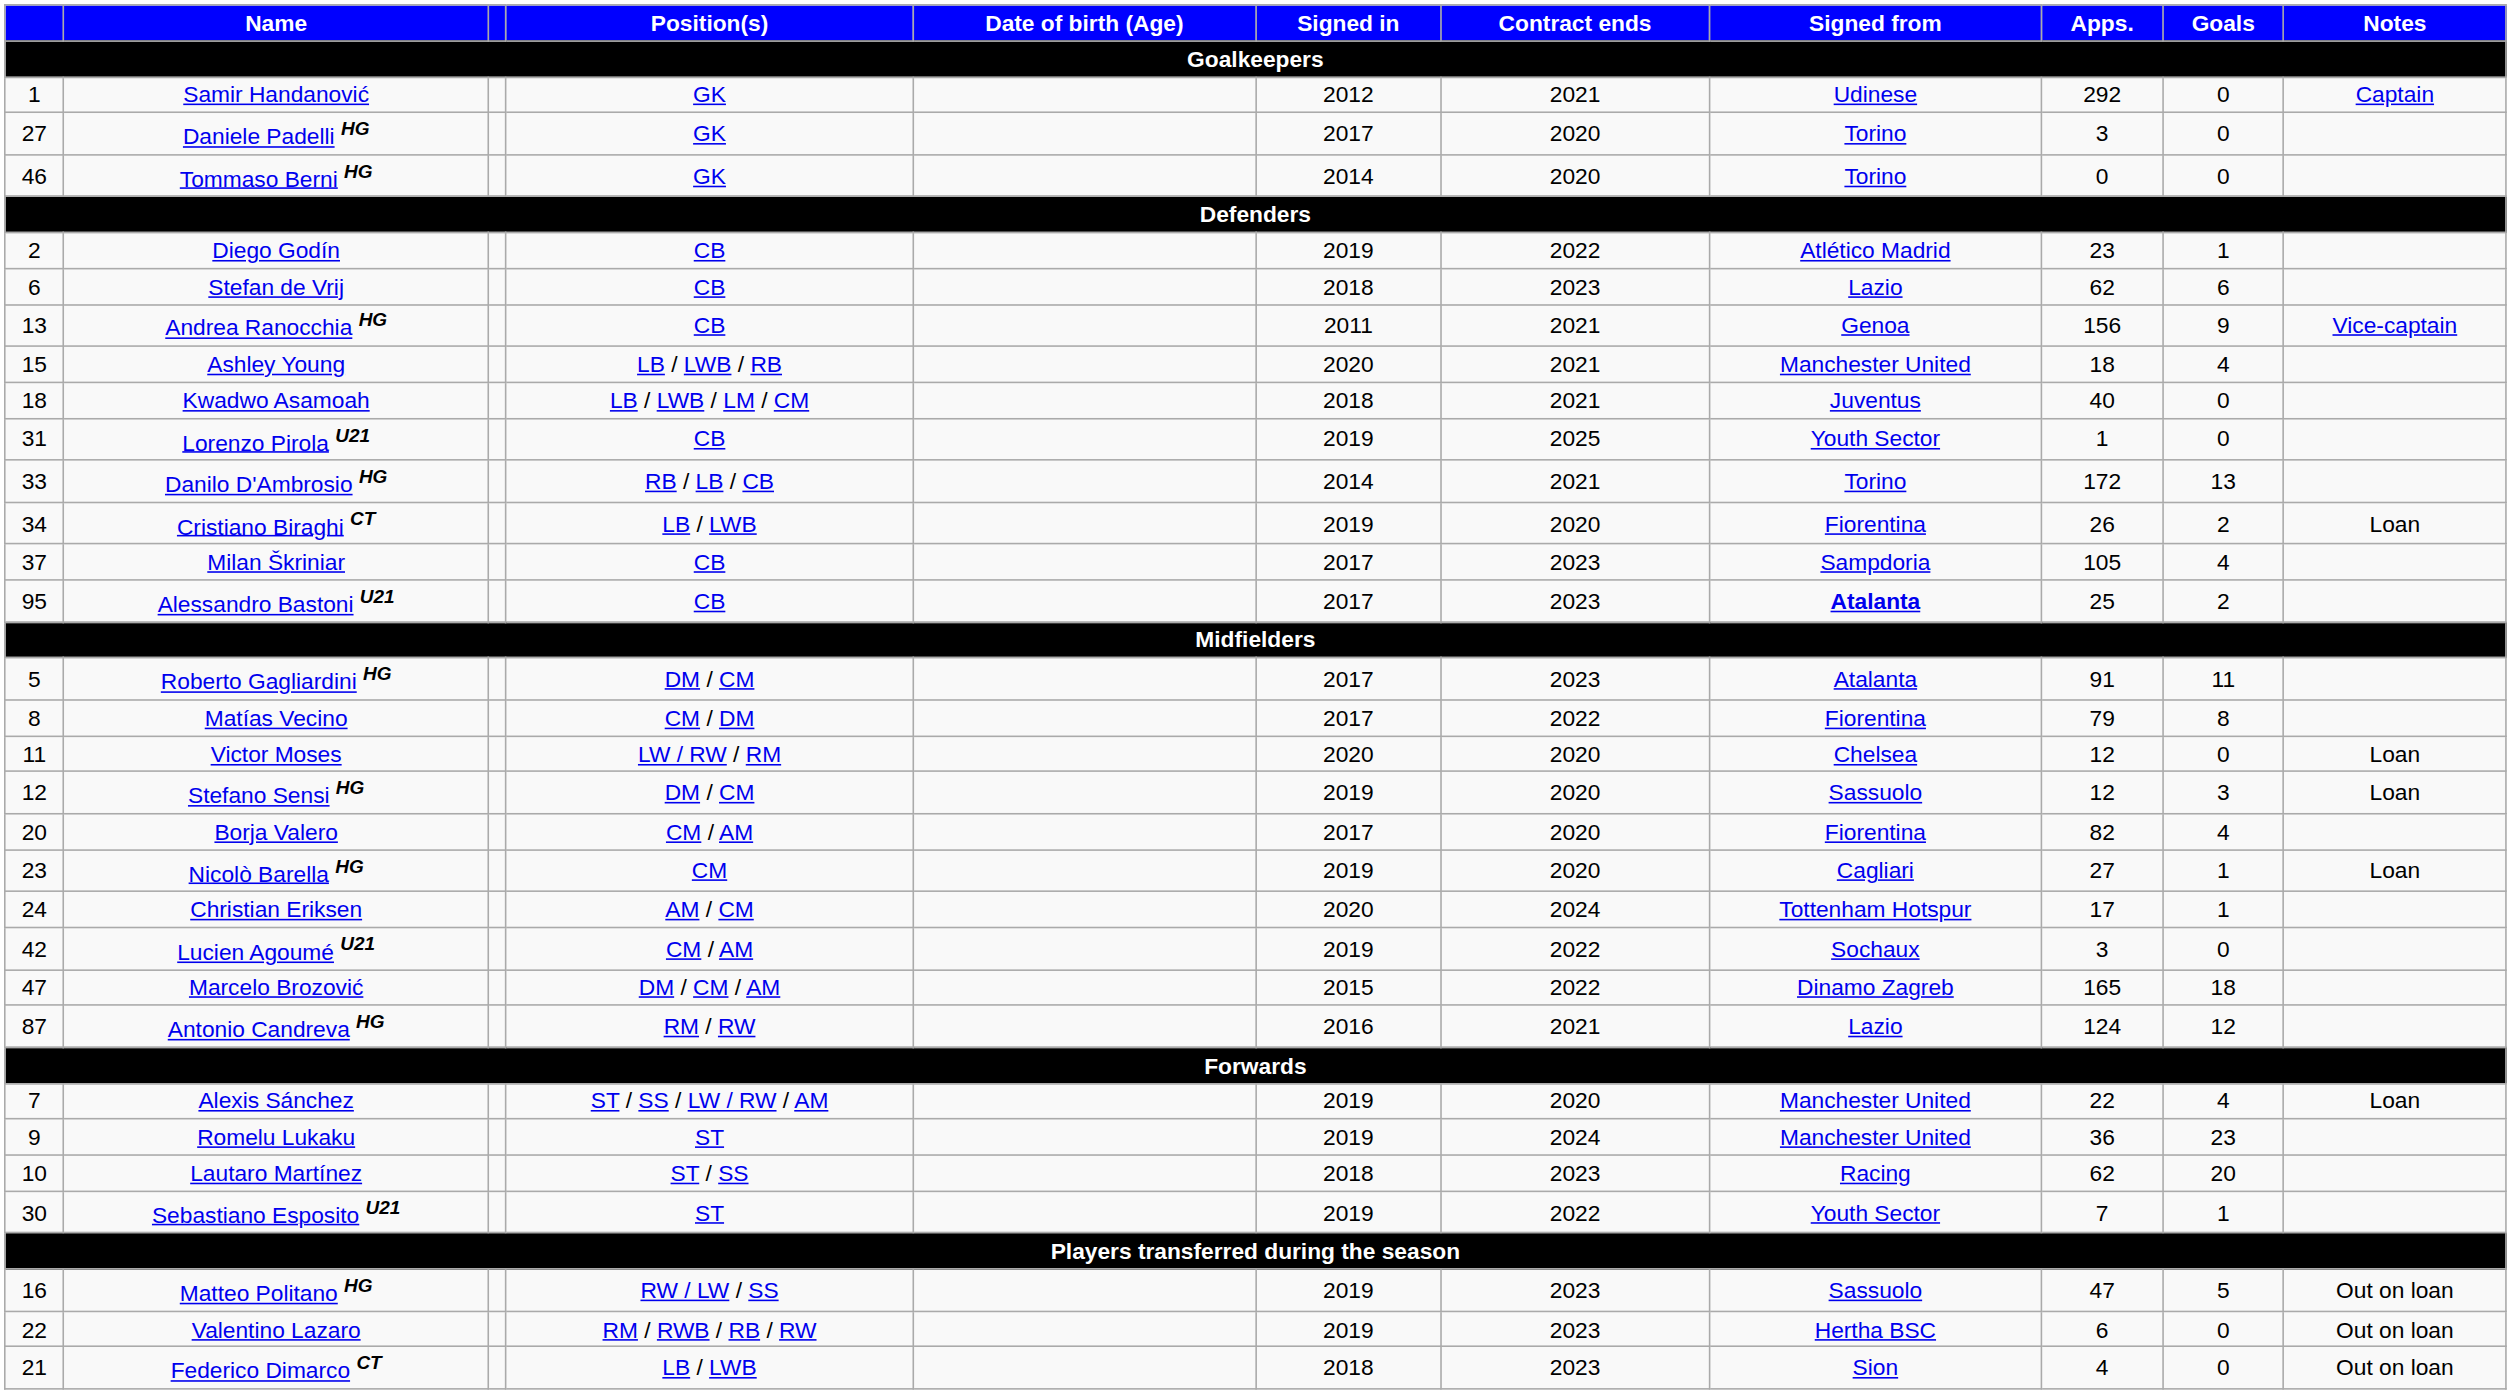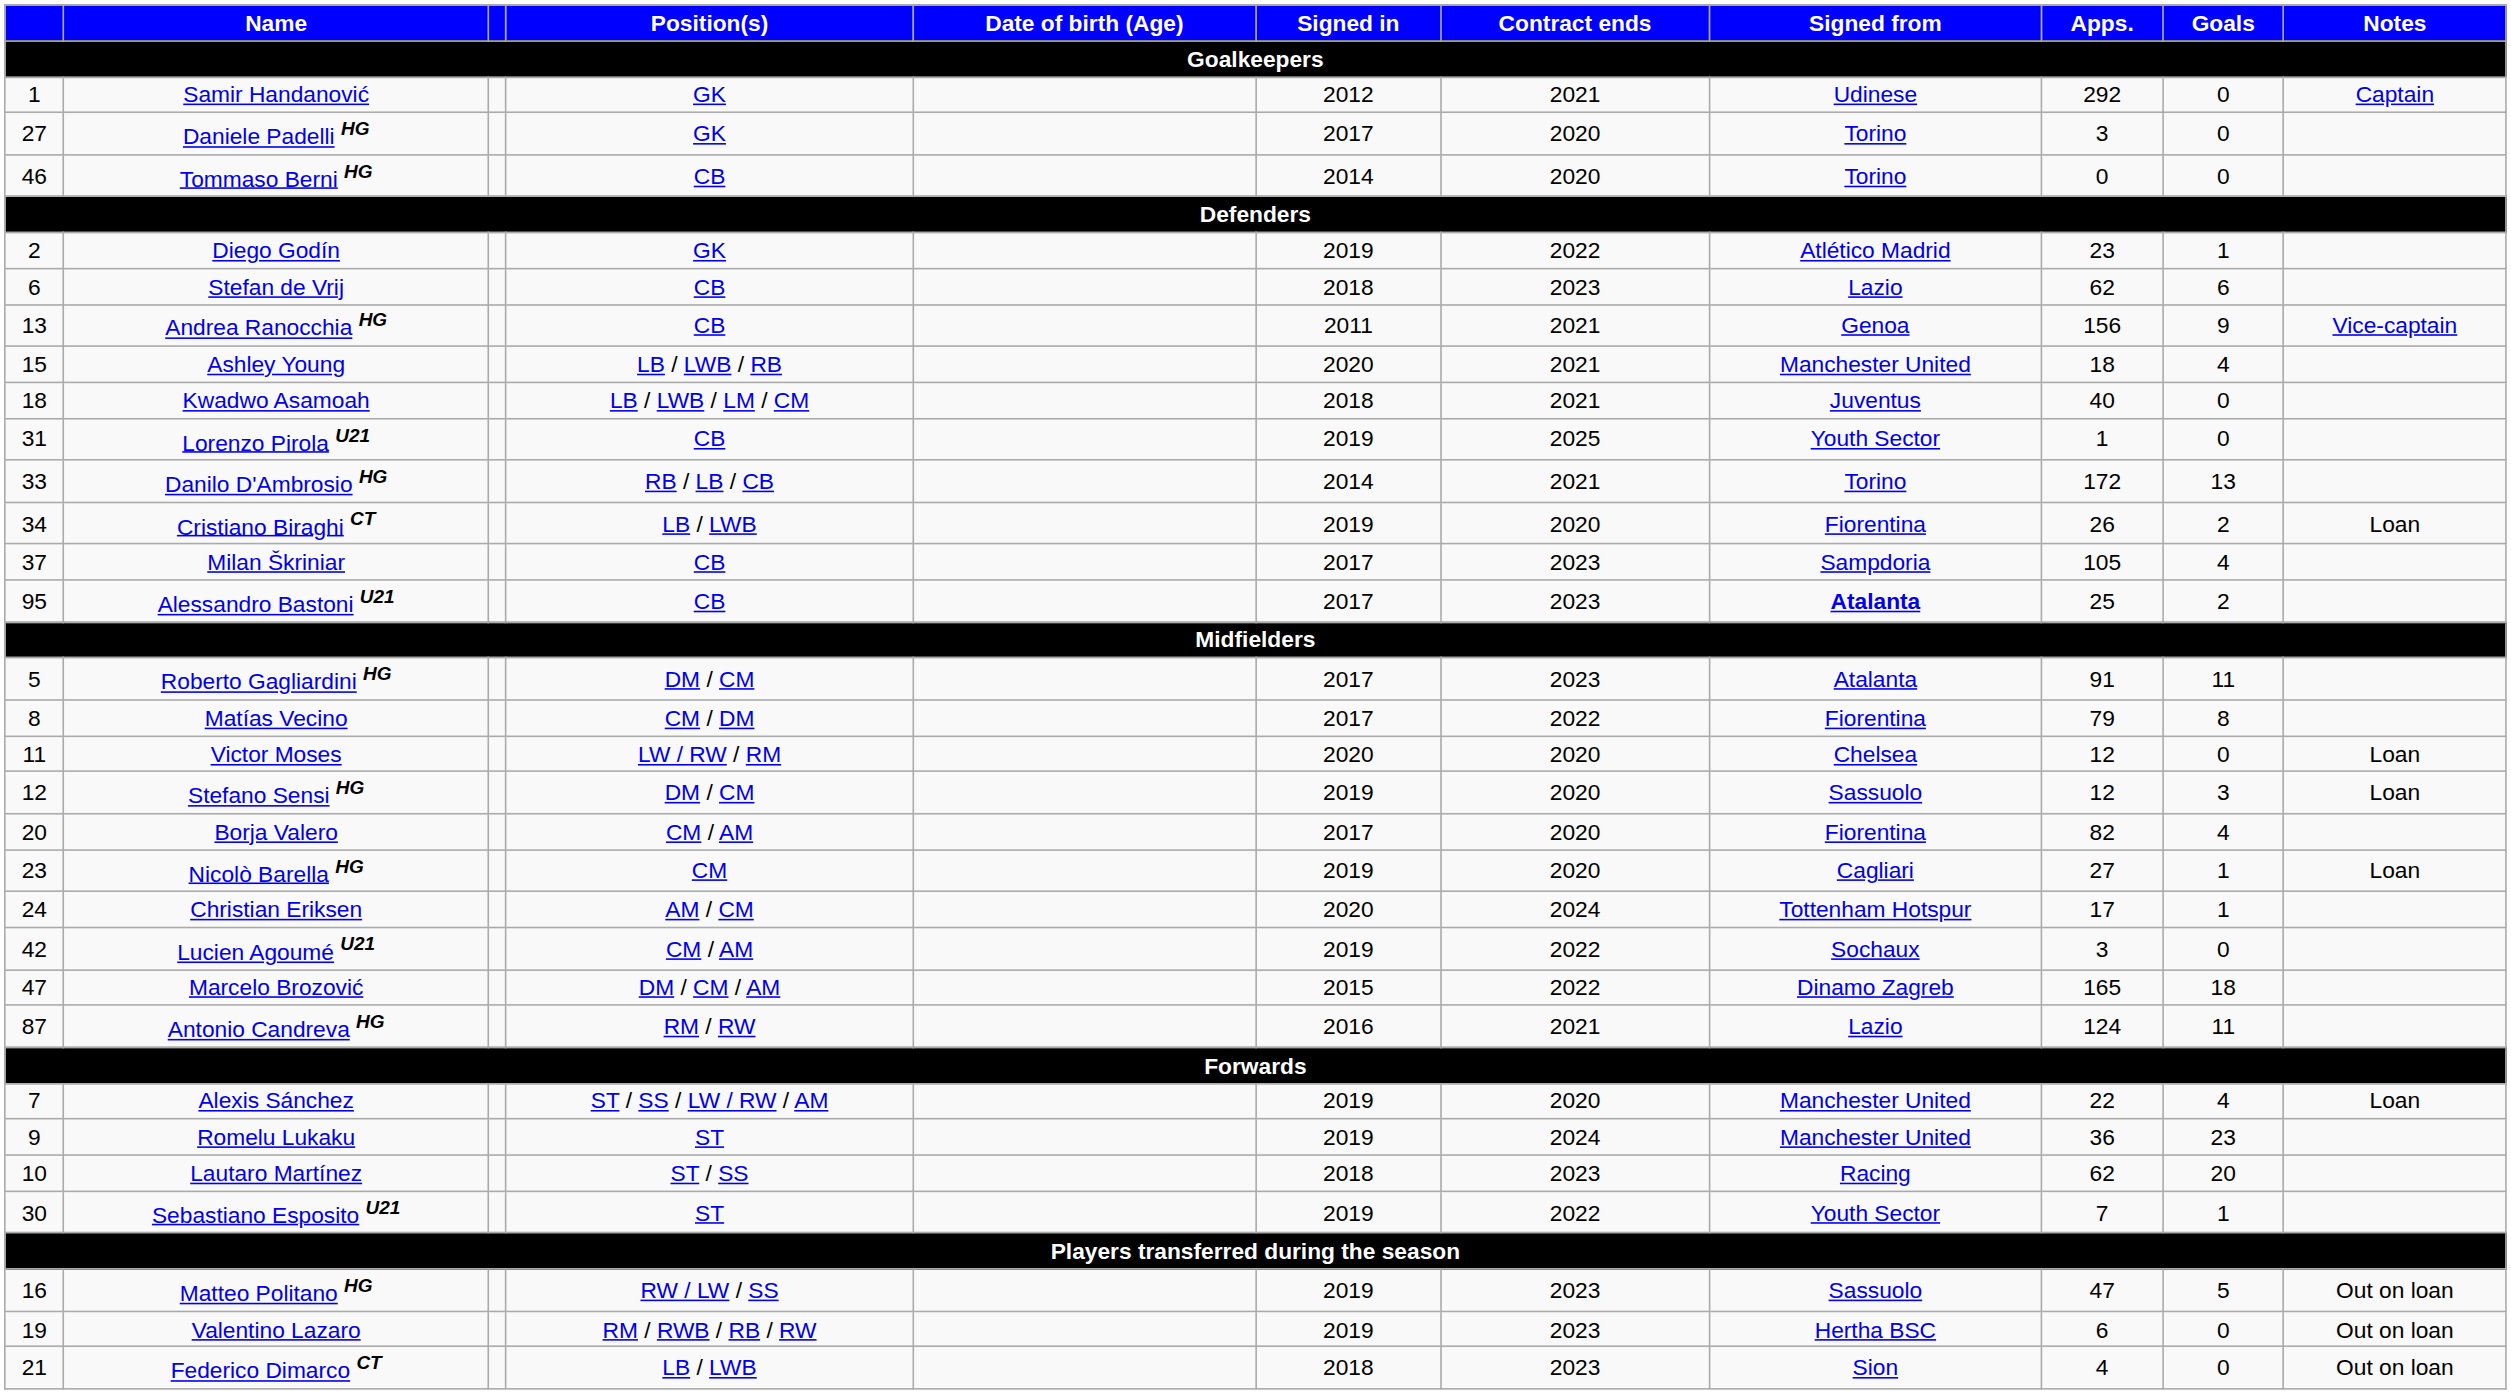(710, 176) GK -> (710, 176) CB
(710, 251) CB -> (710, 251) GK
(2223, 1027) 12 -> (2223, 1027) 11
(34, 1329) 22 -> (34, 1329) 19
